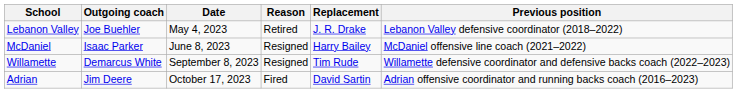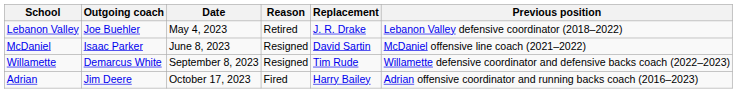(342, 46) Harry Bailey -> (342, 46) David Sartin
(342, 79) David Sartin -> (342, 79) Harry Bailey
